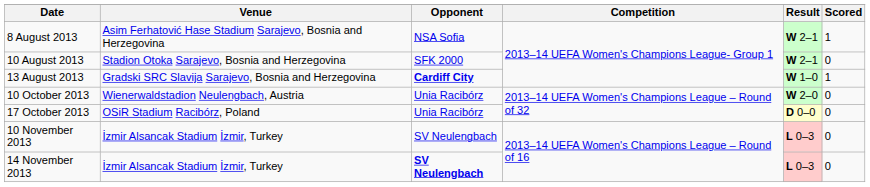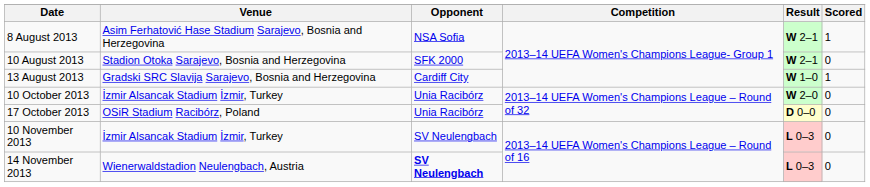(444, 78) bold -> (441, 78) normal
(203, 95) Wienerwaldstadion Neulengbach, Austria -> (193, 95) İzmir Alsancak Stadium İzmir, Turkey
(193, 166) İzmir Alsancak Stadium İzmir, Turkey -> (203, 166) Wienerwaldstadion Neulengbach, Austria
